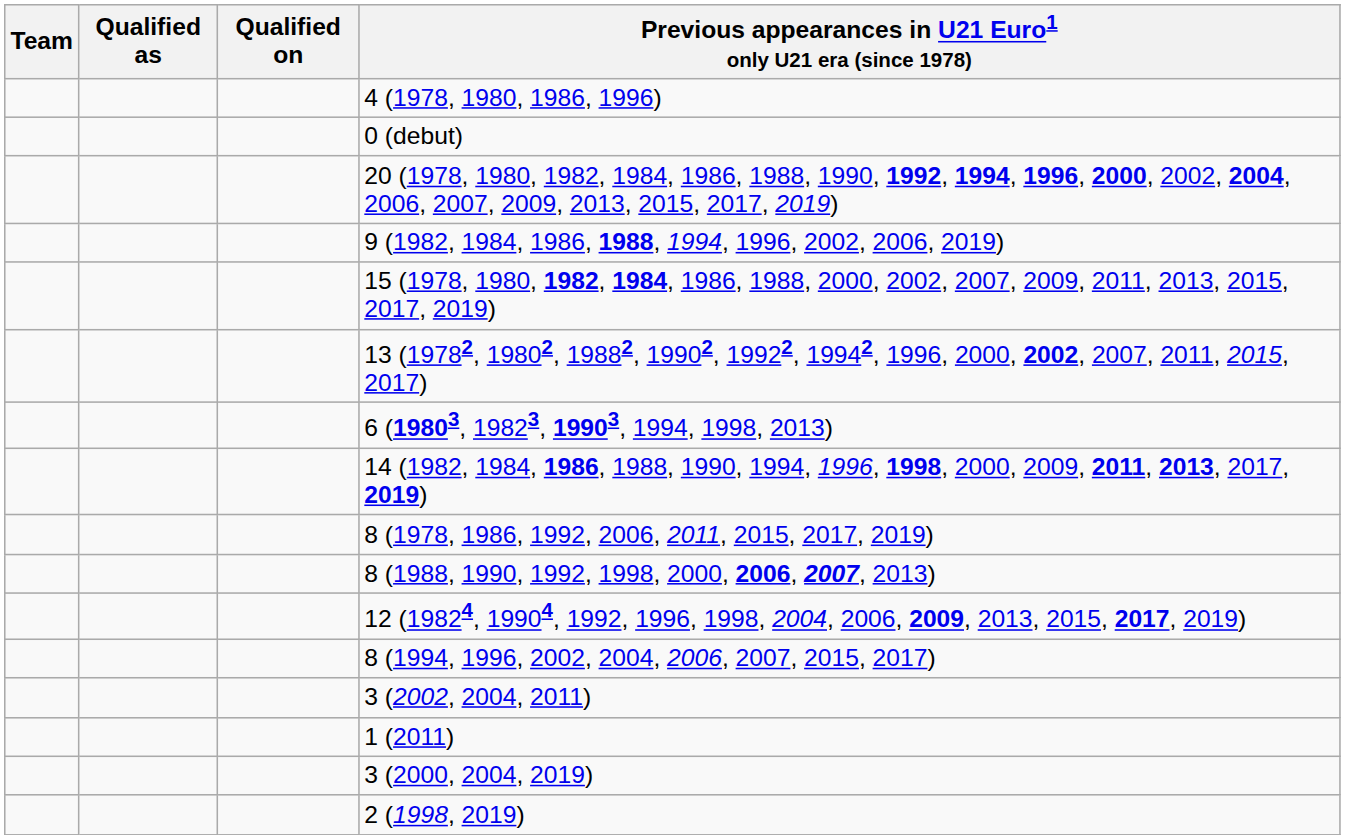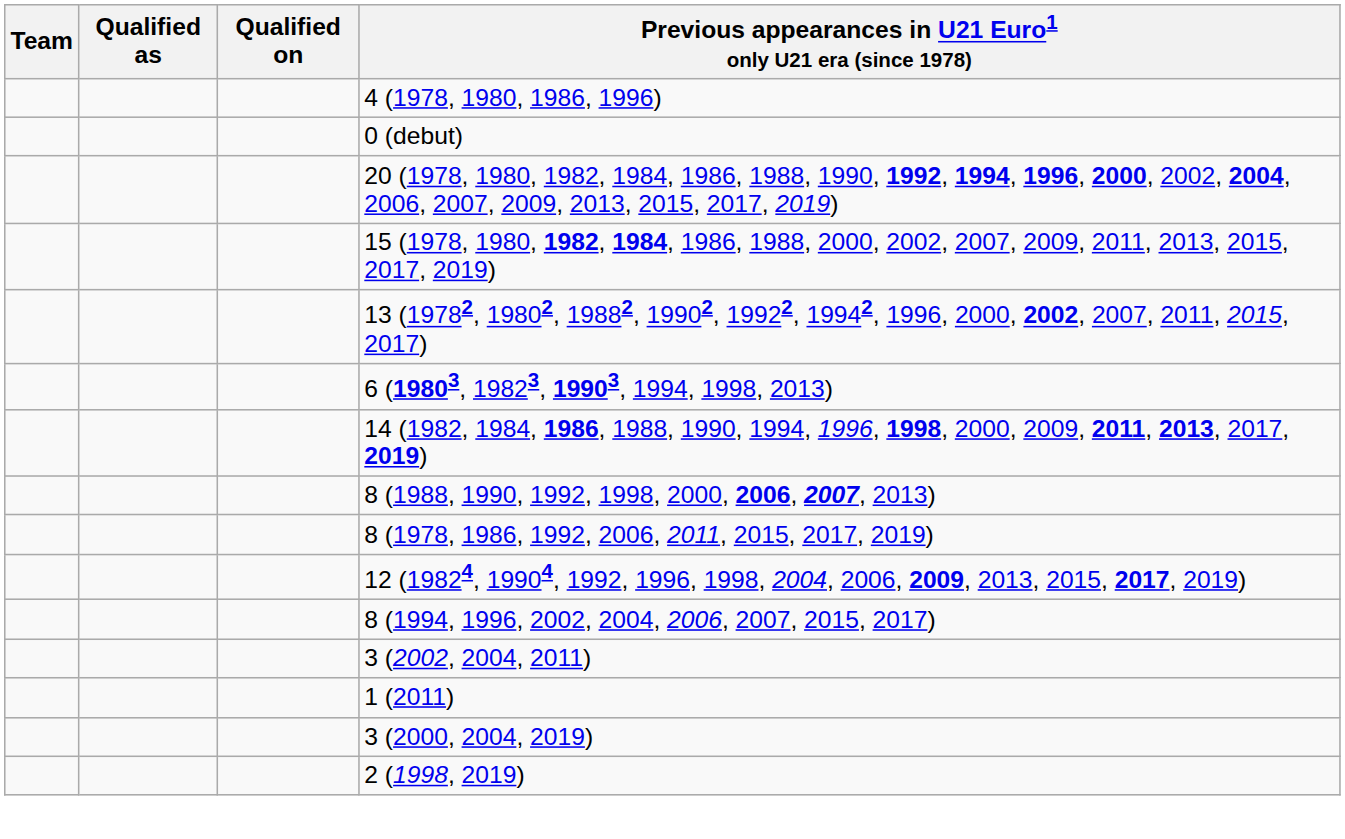- row: (684, 242)
rows swapped: (650, 573) <-> (649, 534)
